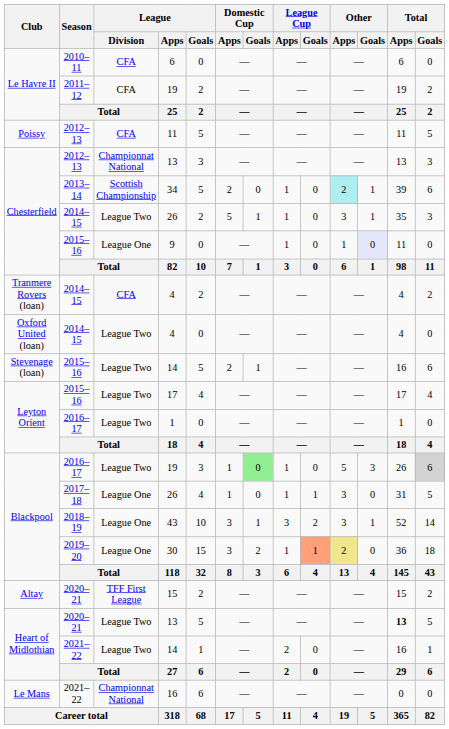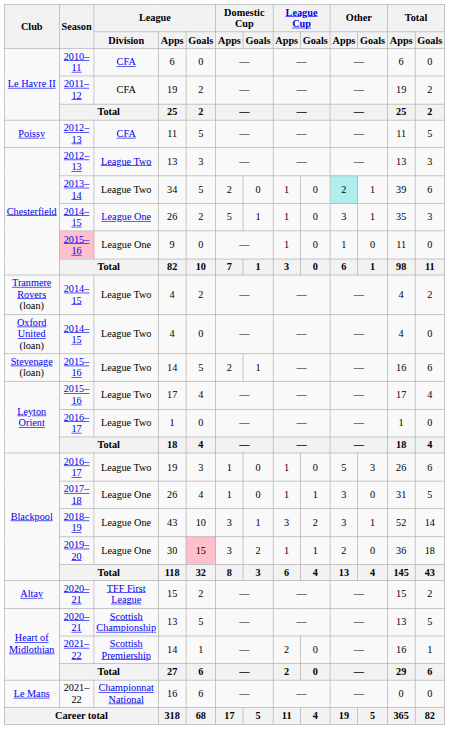(126, 161) Championnat National -> (126, 161) League Two
(126, 189) Scottish Championship -> (126, 189) League Two
(126, 217) League Two -> (126, 217) League One
(77, 245) no background -> (77, 245) pink background
(373, 245) lavender background -> (373, 245) no background
(126, 294) CFA -> (126, 294) League Two
(258, 467) lightgreen background -> (258, 467) no background
(430, 467) lightgrey background -> (430, 467) no background
(201, 550) no background -> (201, 550) pink background
(315, 550) lightsalmon background -> (315, 550) no background
(344, 550) khaki background -> (344, 550) no background
(126, 622) League Two -> (126, 622) Scottish Championship
(401, 622) bold -> (401, 622) normal
(126, 650) League Two -> (126, 650) Scottish Premiership
